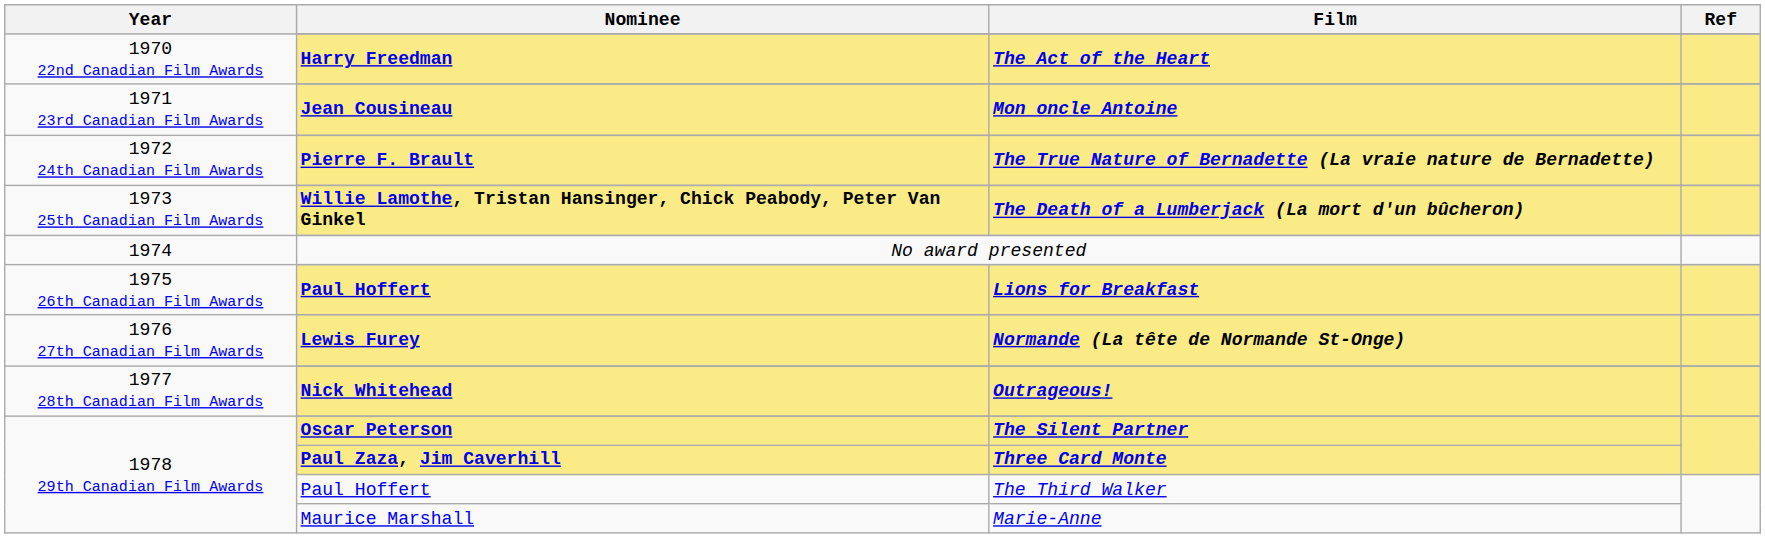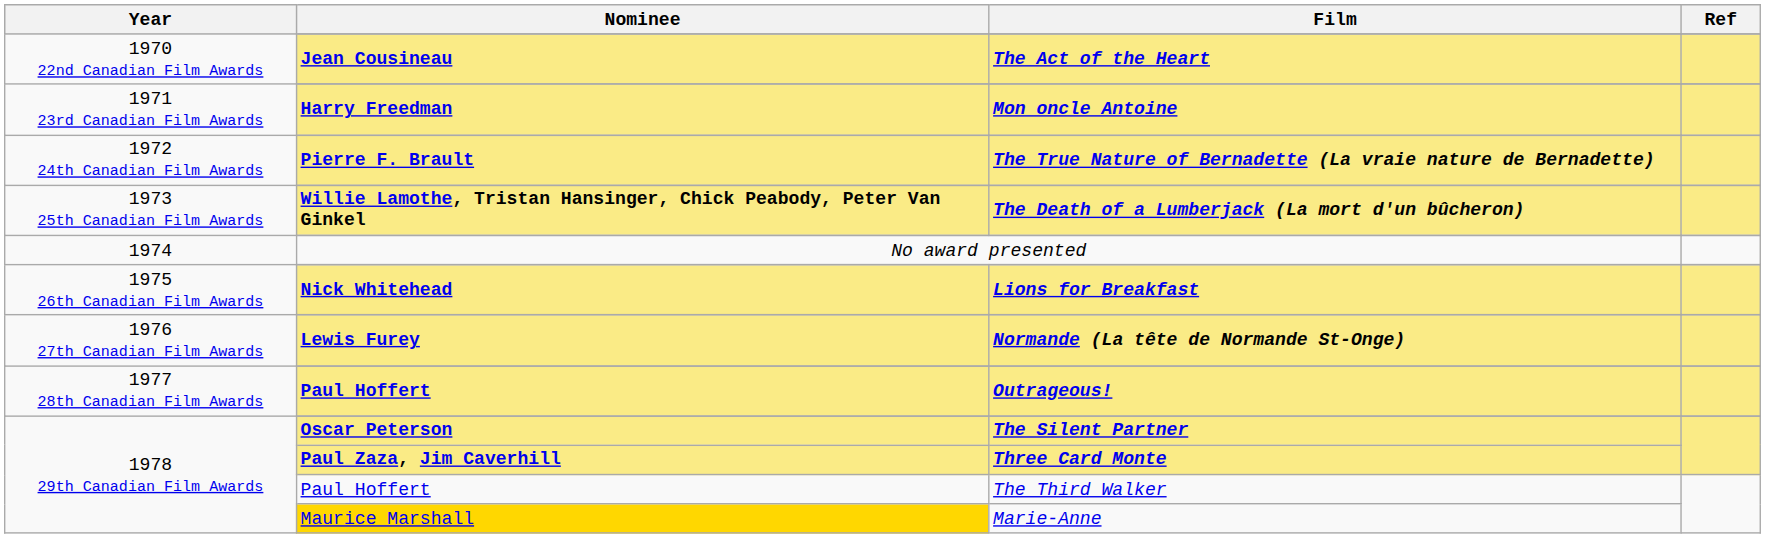(376, 59) Harry Freedman -> (376, 59) Jean Cousineau
(376, 110) Jean Cousineau -> (376, 110) Harry Freedman
(366, 290) Paul Hoffert -> (376, 290) Nick Whitehead
(376, 391) Nick Whitehead -> (366, 391) Paul Hoffert
(387, 519) no background -> (387, 519) gold background
